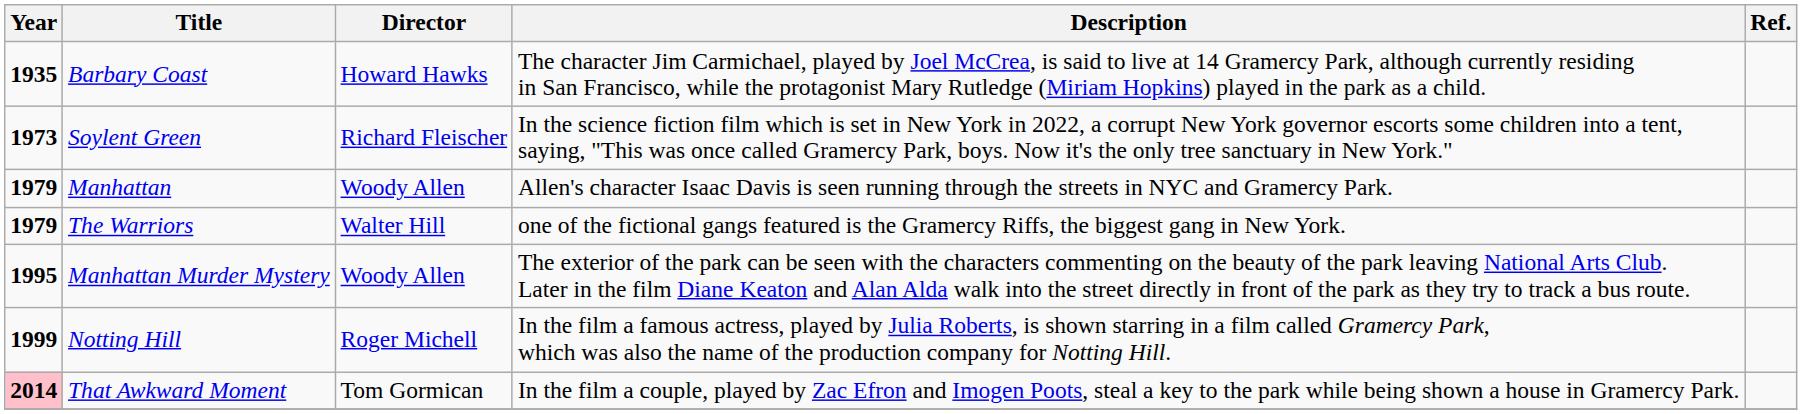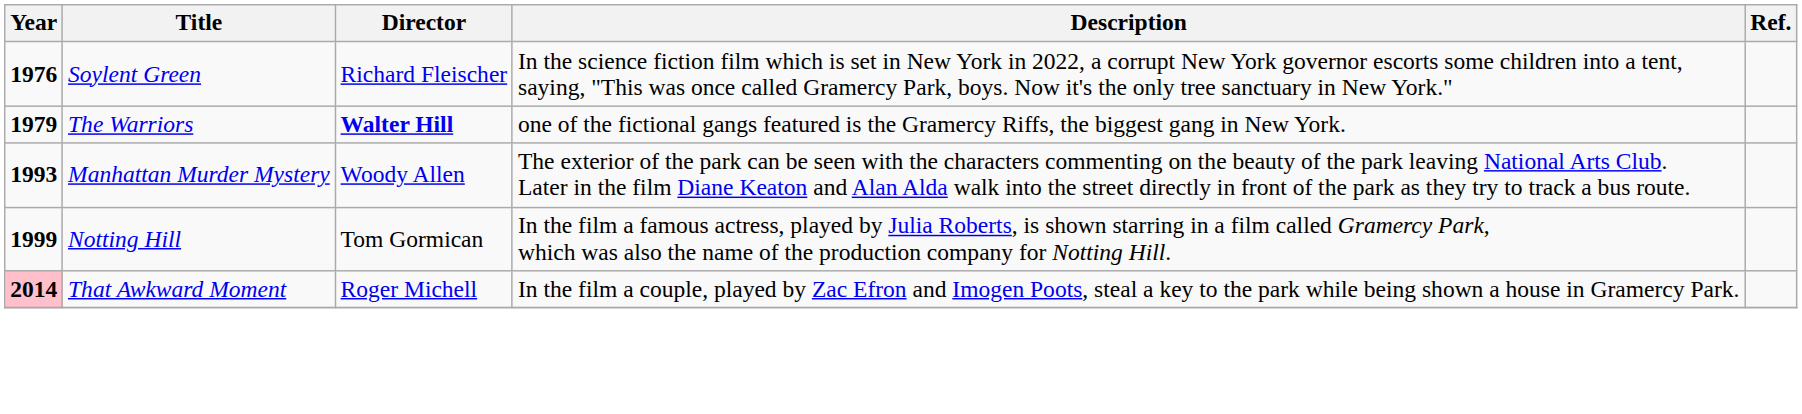- row: (138, 73)
(34, 137) 1973 -> (34, 73) 1976
- row: (120, 187)
(393, 225) normal -> (397, 124) bold
(34, 275) 1995 -> (34, 174) 1993
(409, 339) Roger Michell -> (412, 238) Tom Gormican
(412, 390) Tom Gormican -> (409, 289) Roger Michell
